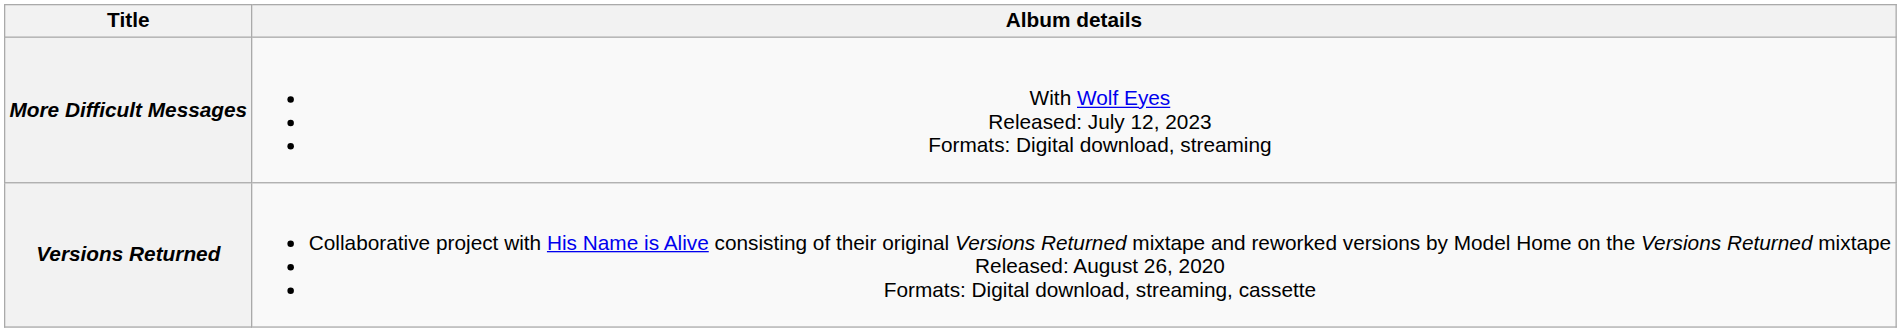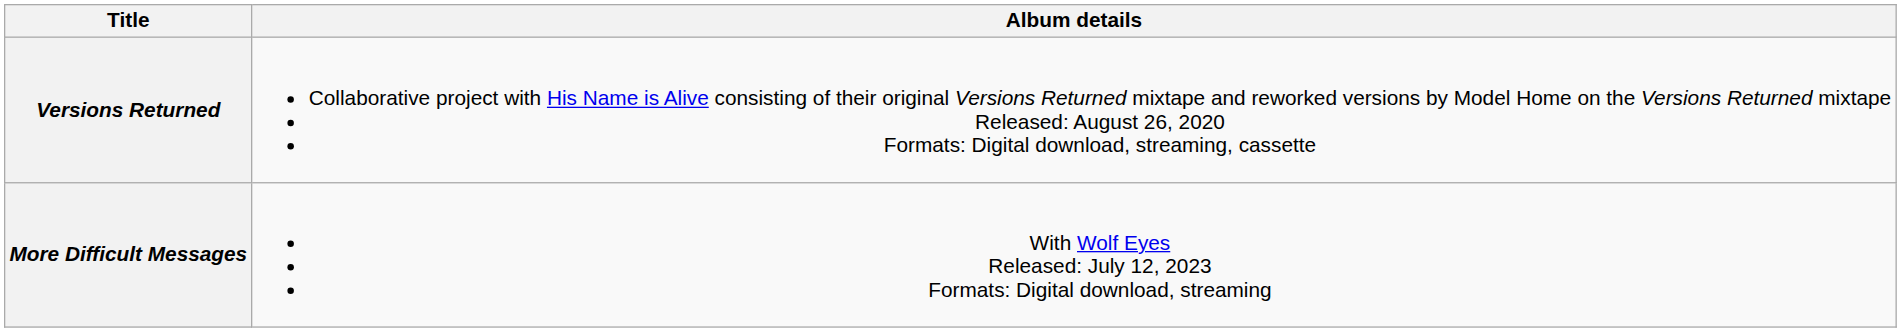rows swapped: (128, 254) <-> (128, 109)
